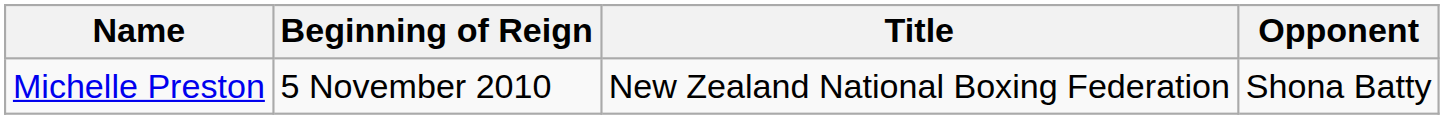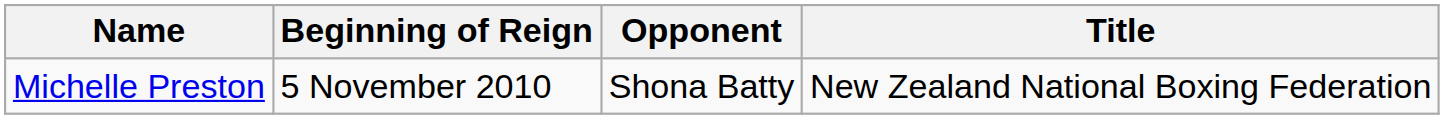columns swapped: (919, 31) <-> (1339, 31)
